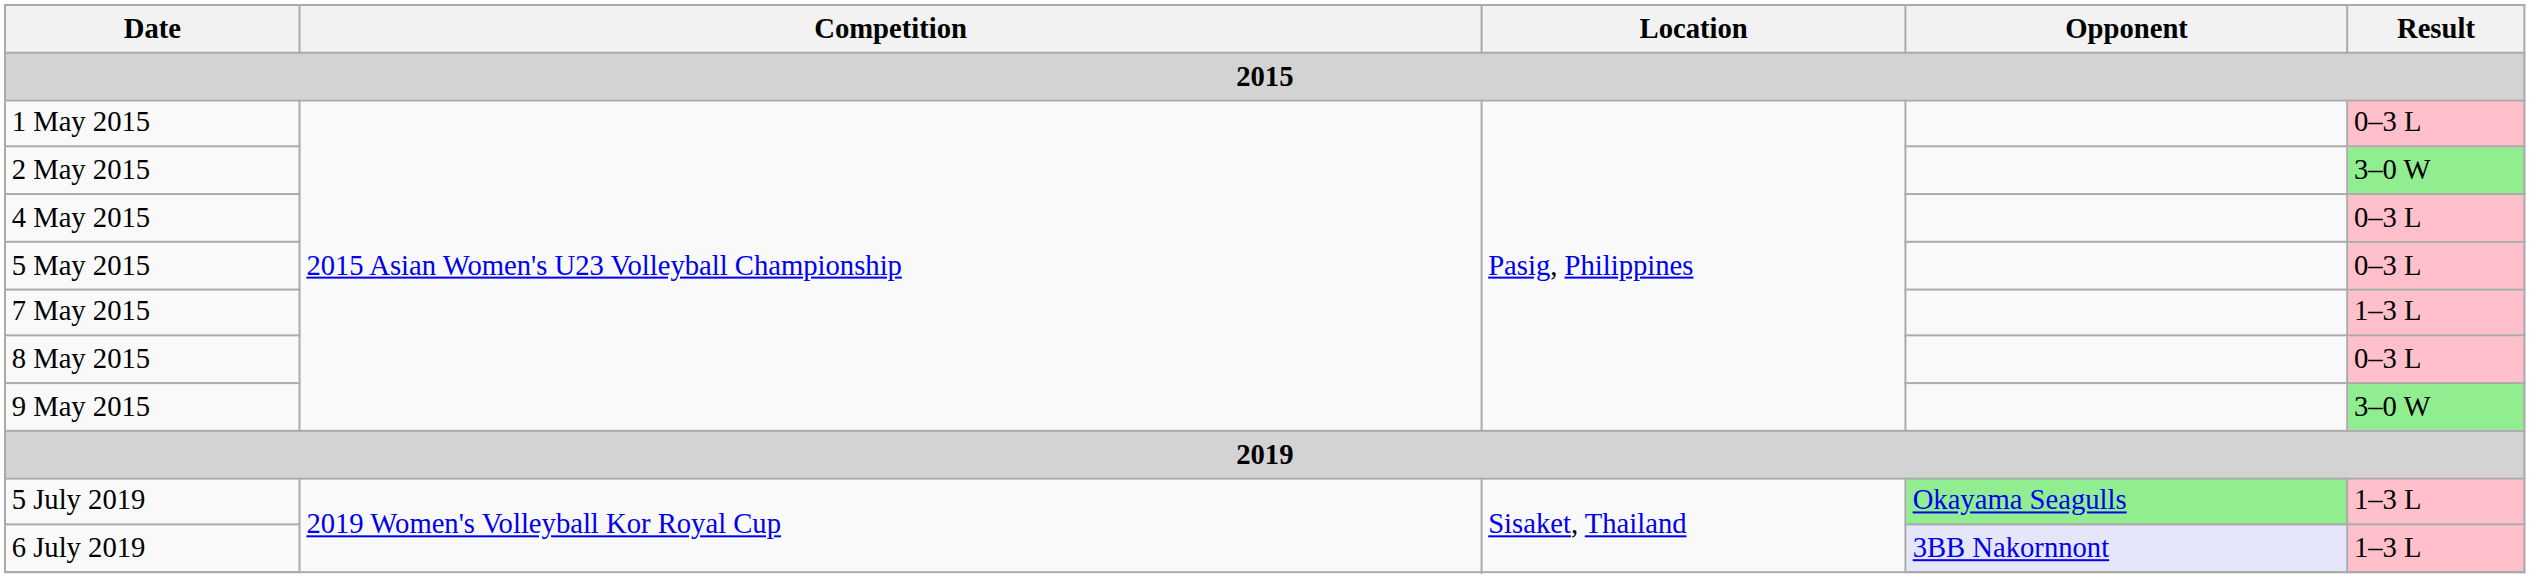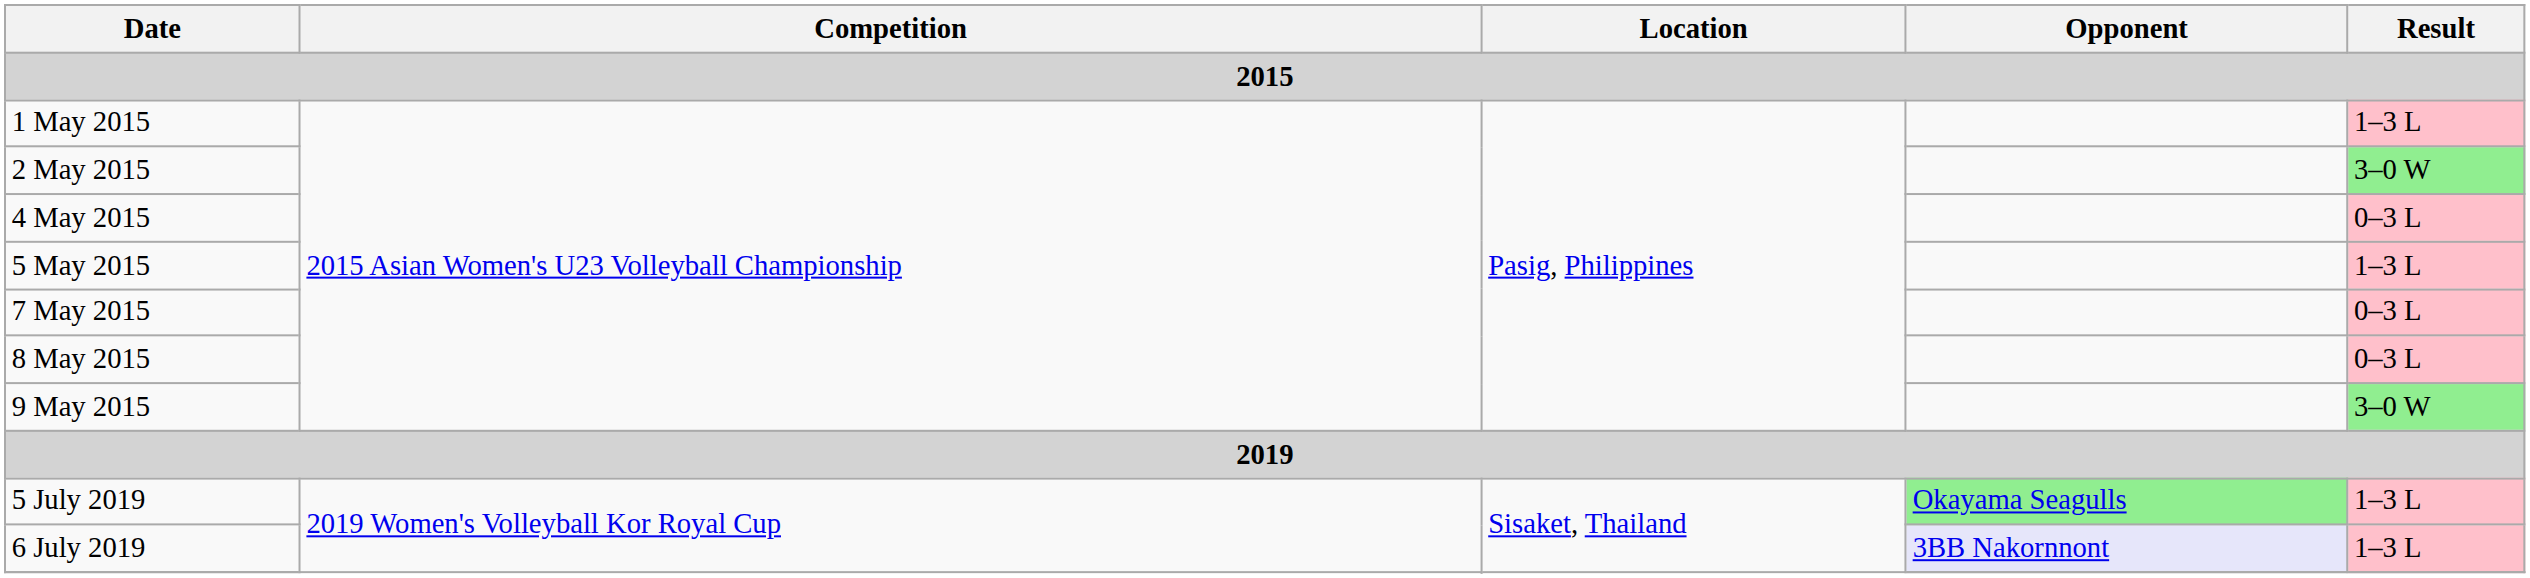(2388, 123) 0–3 L -> (2388, 123) 1–3 L
(2388, 264) 0–3 L -> (2388, 264) 1–3 L
(2388, 312) 1–3 L -> (2388, 312) 0–3 L
